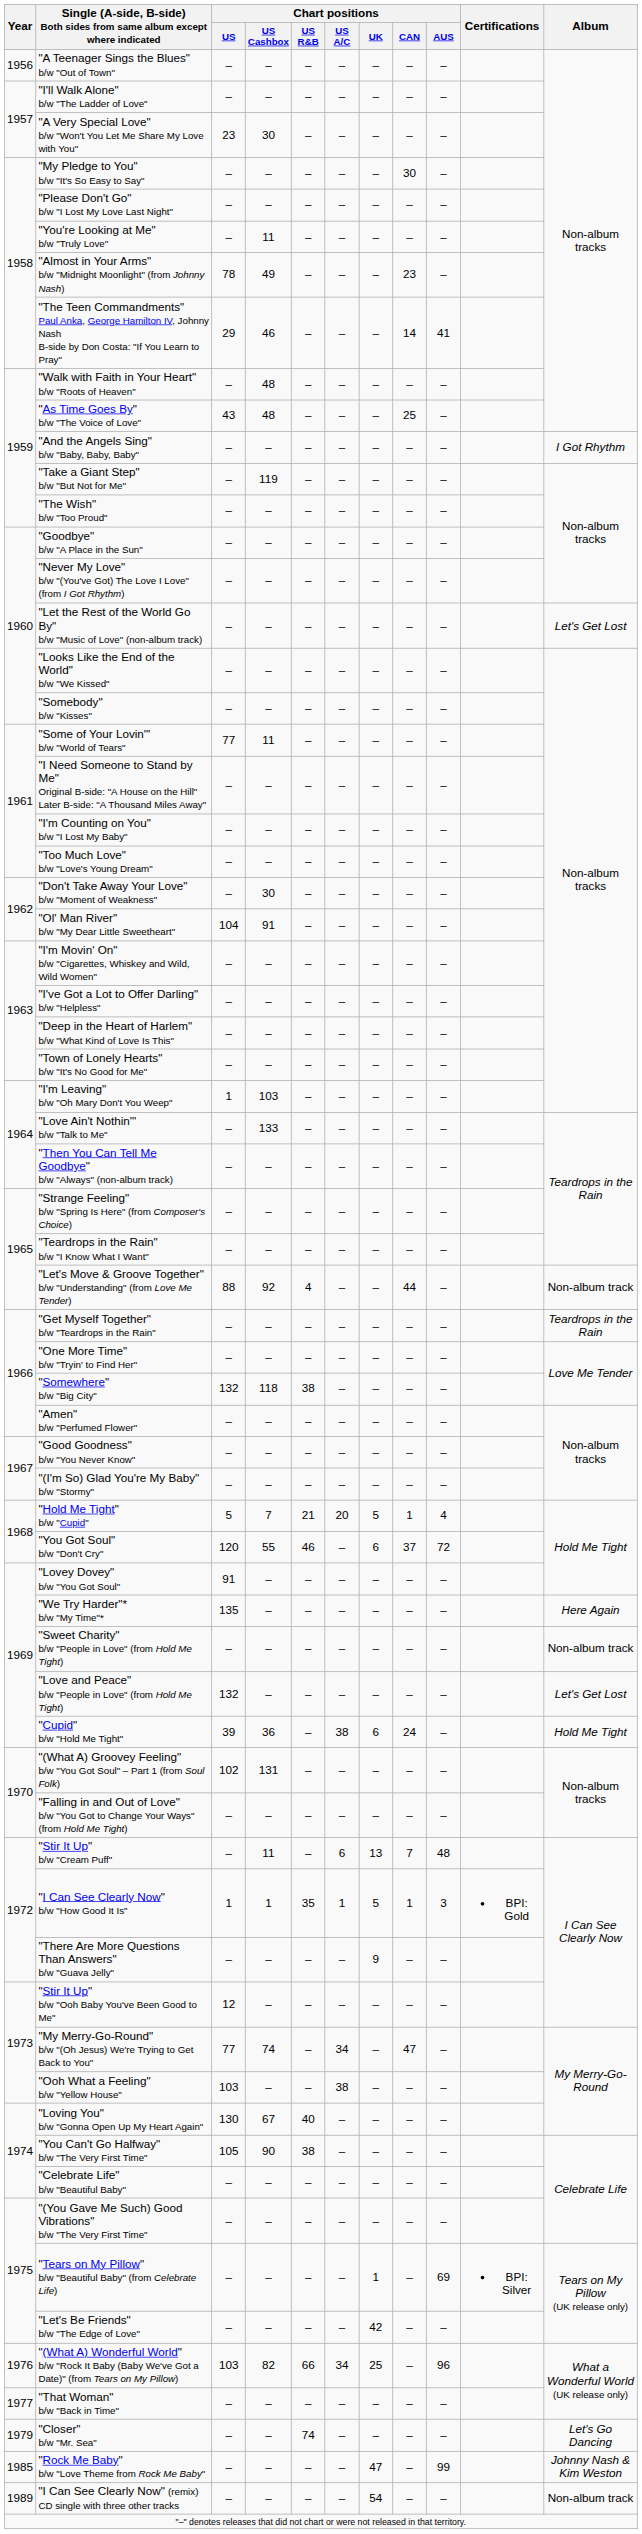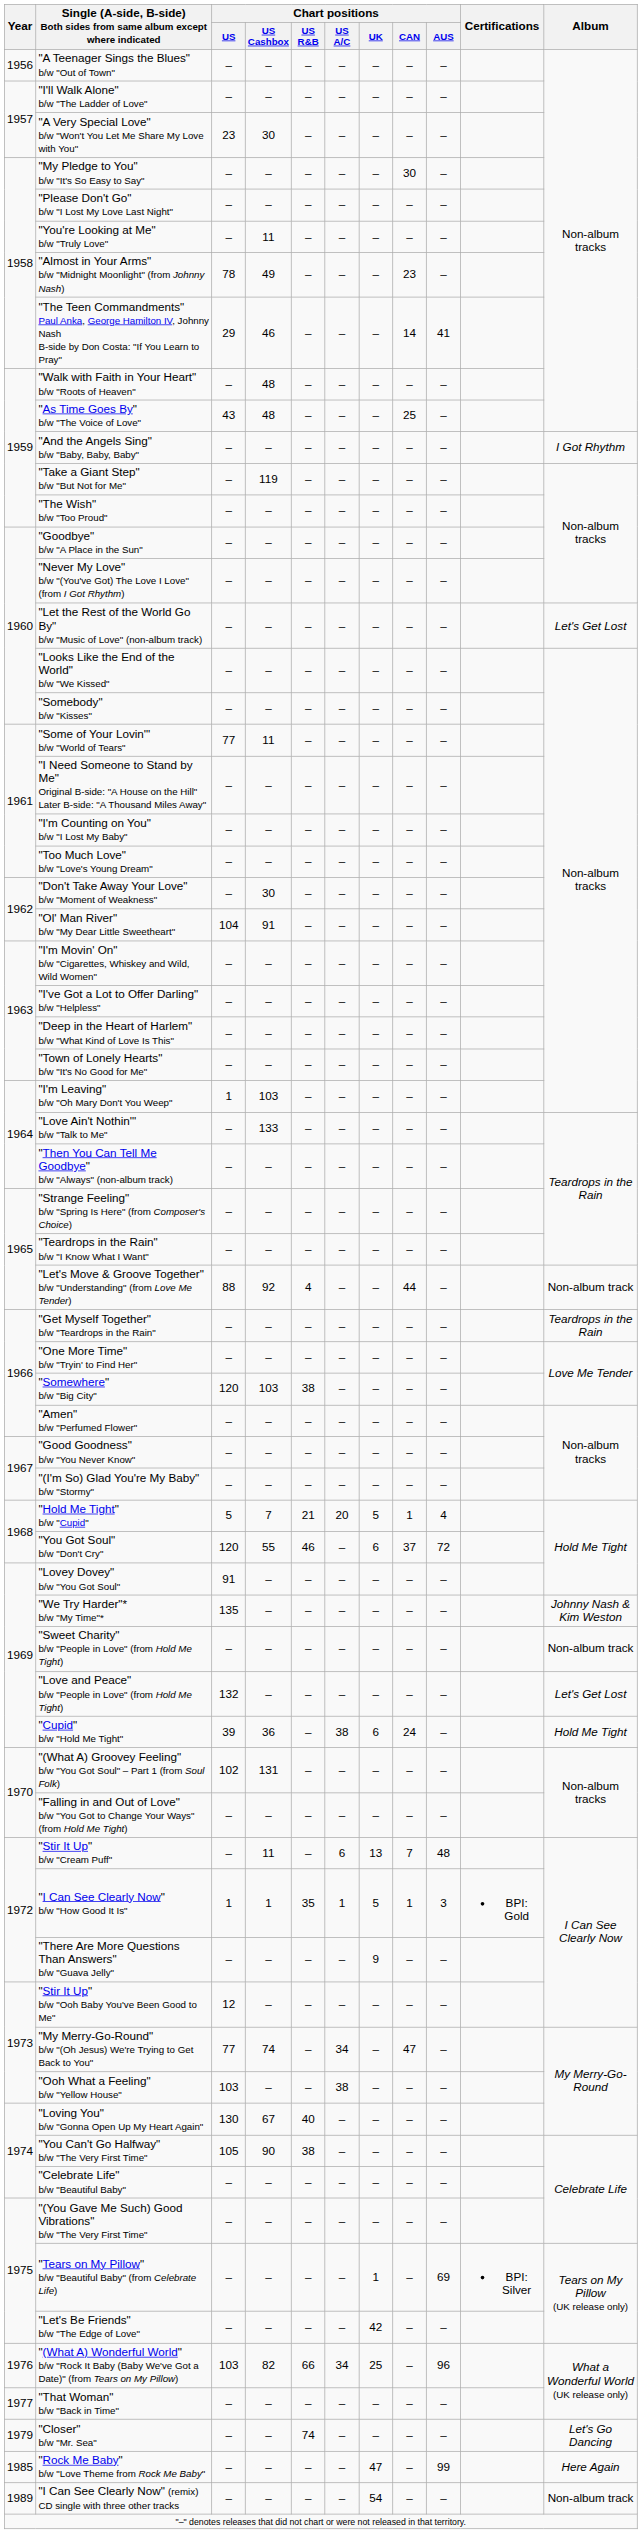(229, 1389) 132 -> (229, 1389) 120
(268, 1389) 118 -> (268, 1389) 103
(591, 1610) Here Again -> (591, 1610) Johnny Nash & Kim Weston
(591, 2467) Johnny Nash & Kim Weston -> (591, 2467) Here Again
